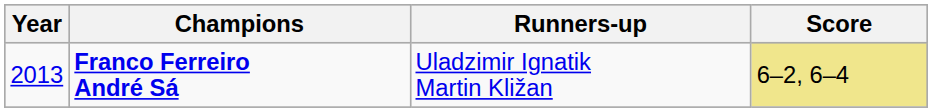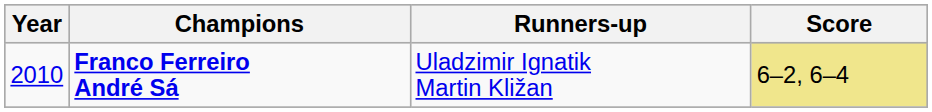(37, 75) 2013 -> (37, 75) 2010
